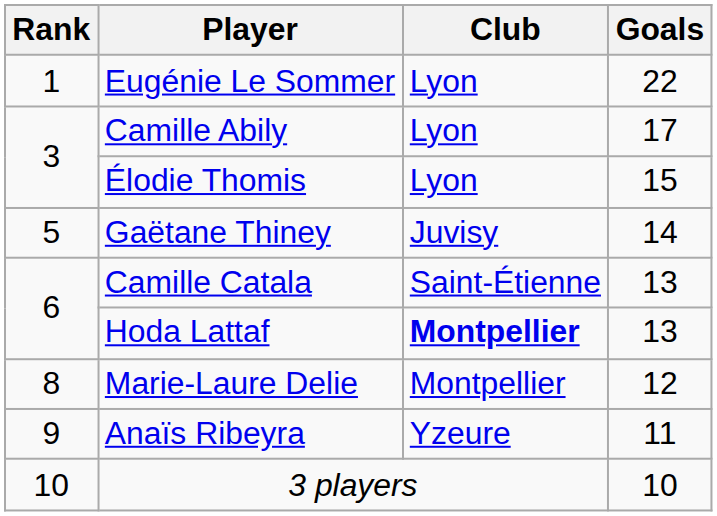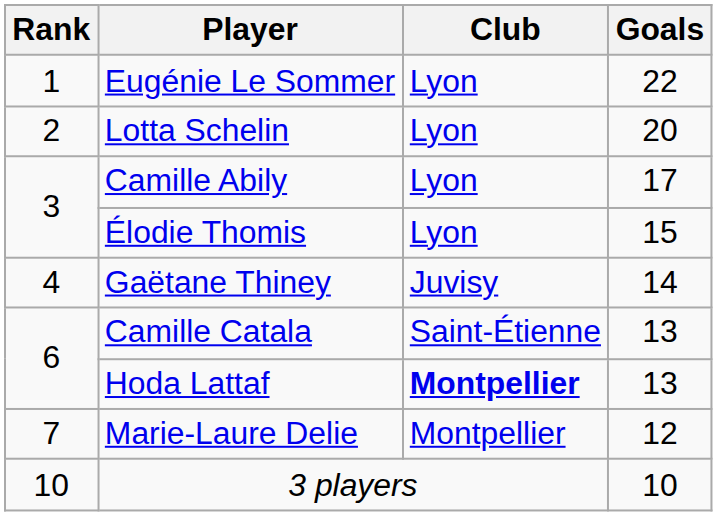+ row: (197, 130)
(51, 231) 5 -> (51, 282) 4
(51, 383) 8 -> (51, 433) 7
- row: (205, 433)
